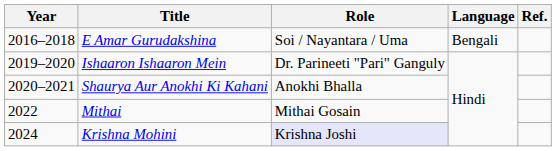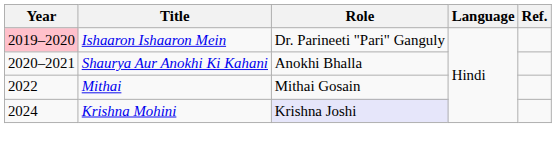- row: (149, 39)
(41, 63) no background -> (41, 39) pink background
